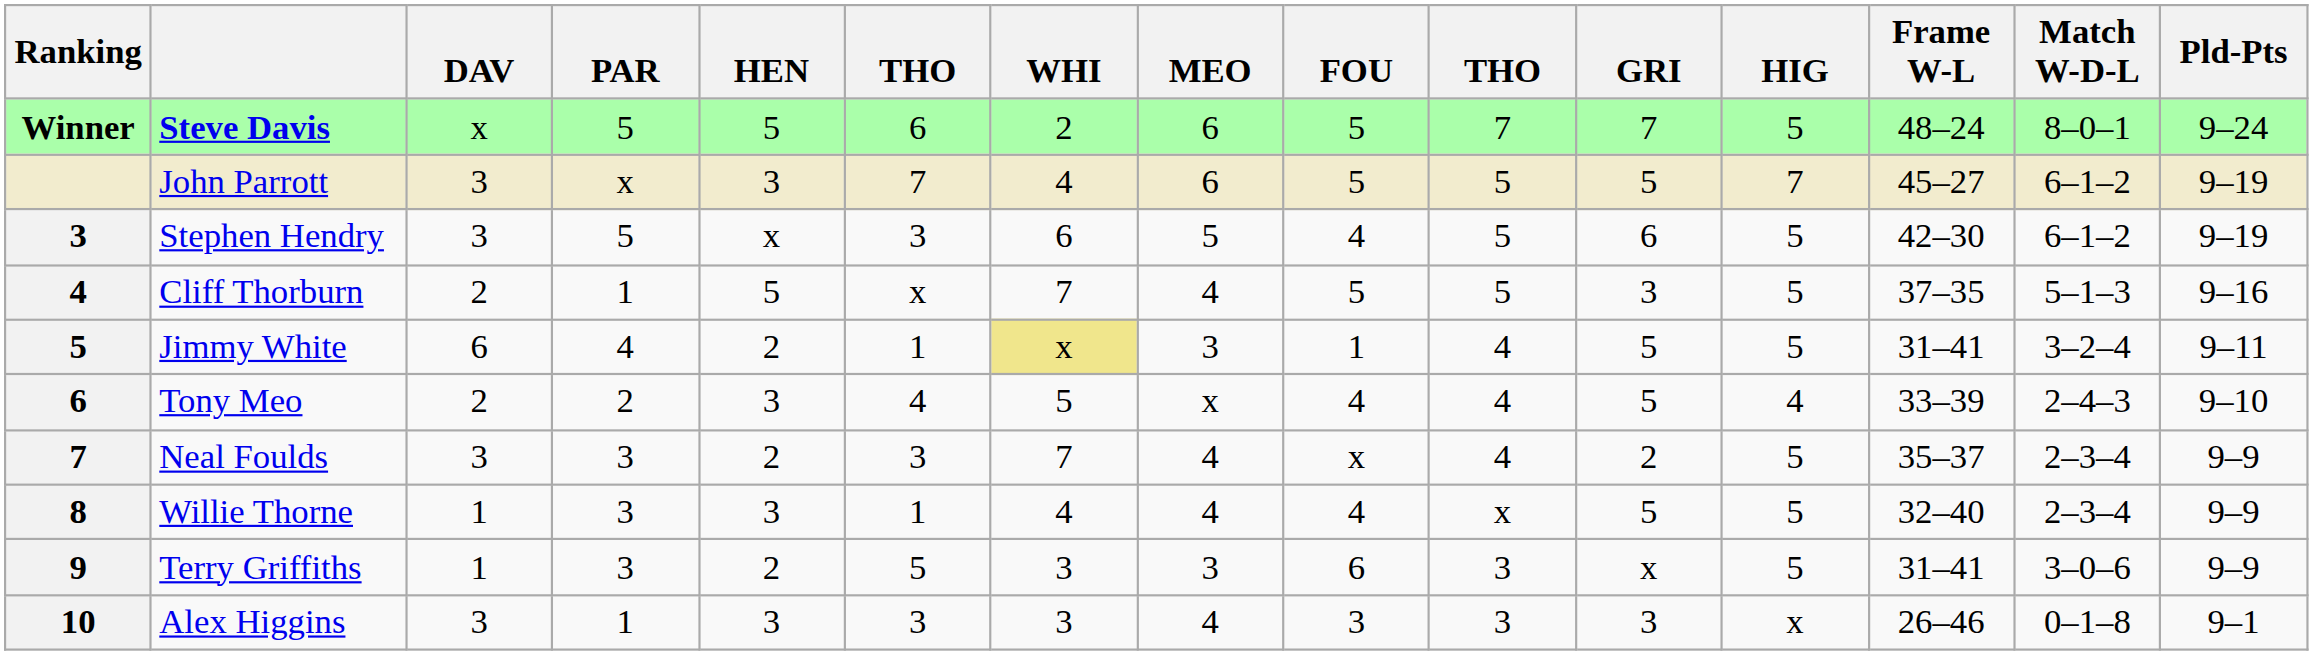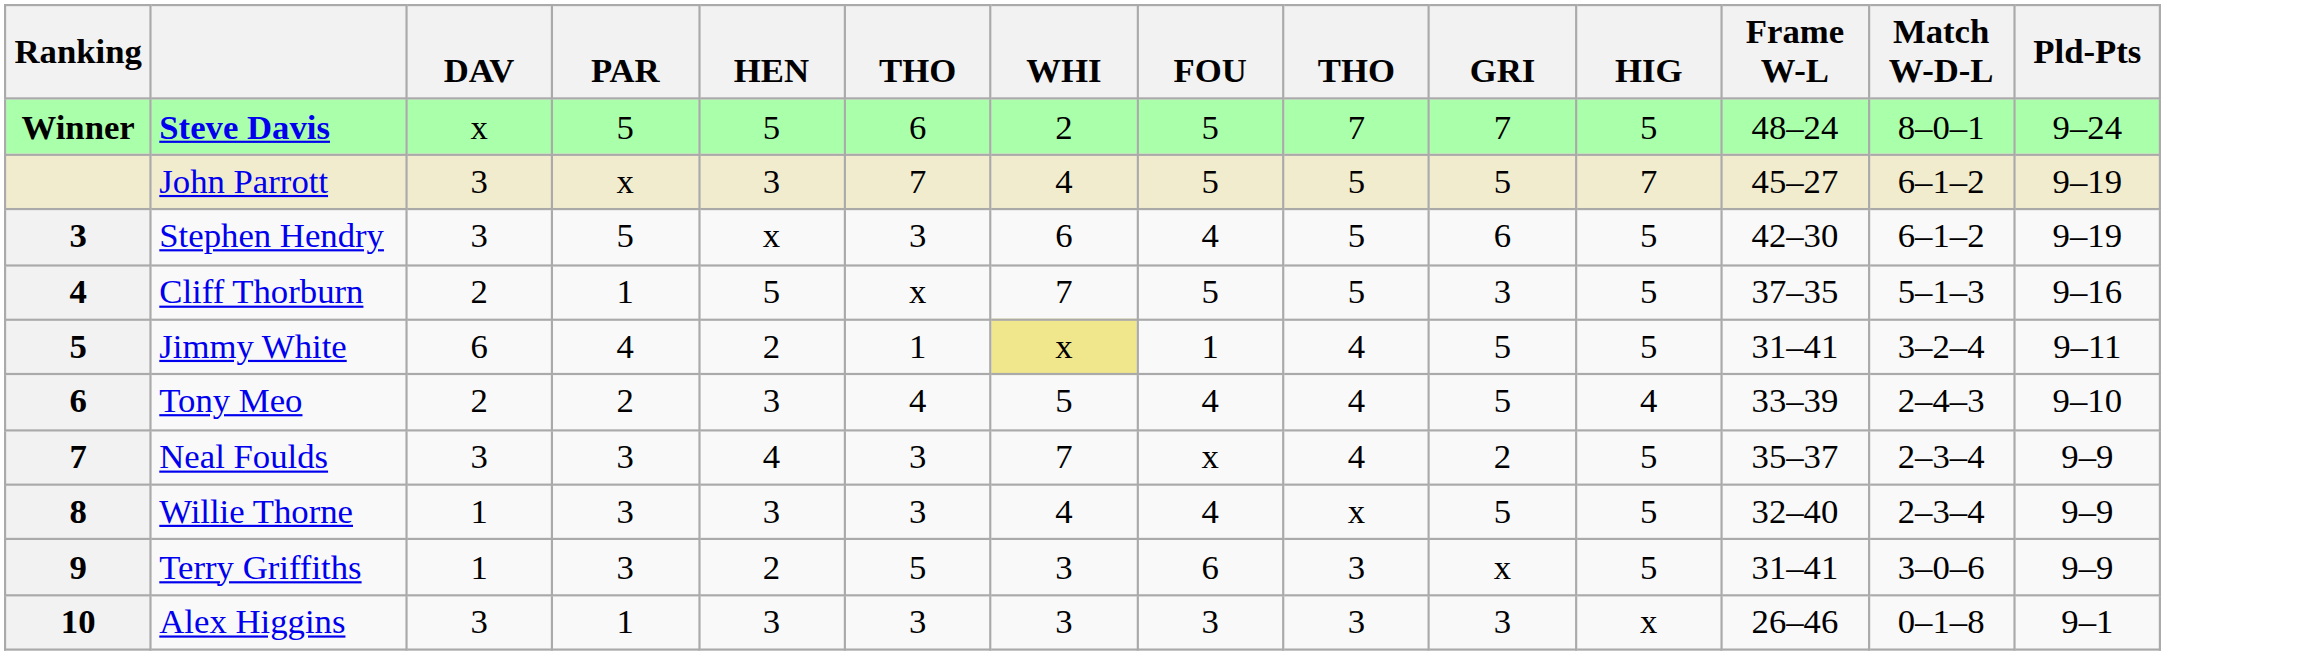- column: (1210, 71)
(772, 456) 2 -> (772, 456) 4
(918, 511) 1 -> (918, 511) 3
